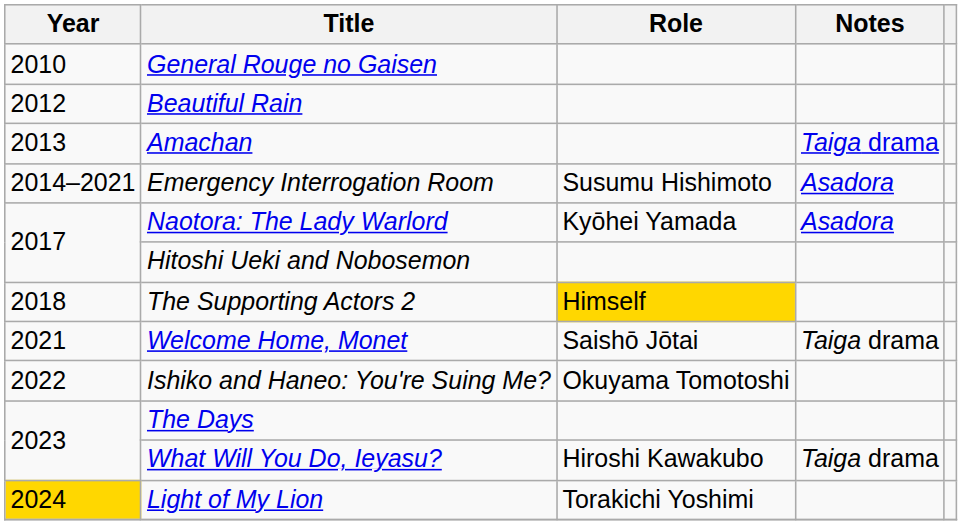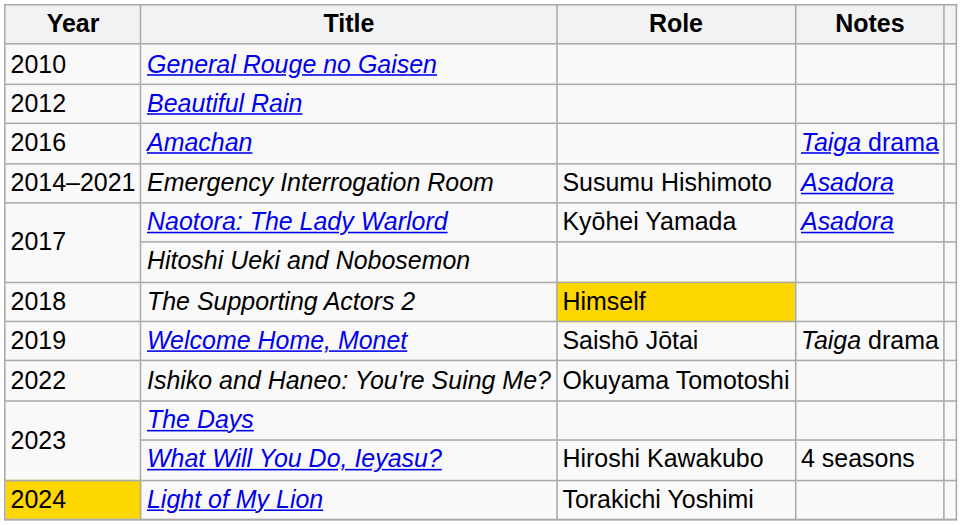(38, 143) 2013 -> (38, 143) 2016
(38, 340) 2021 -> (38, 340) 2019
(870, 459) Taiga drama -> (858, 459) 4 seasons
